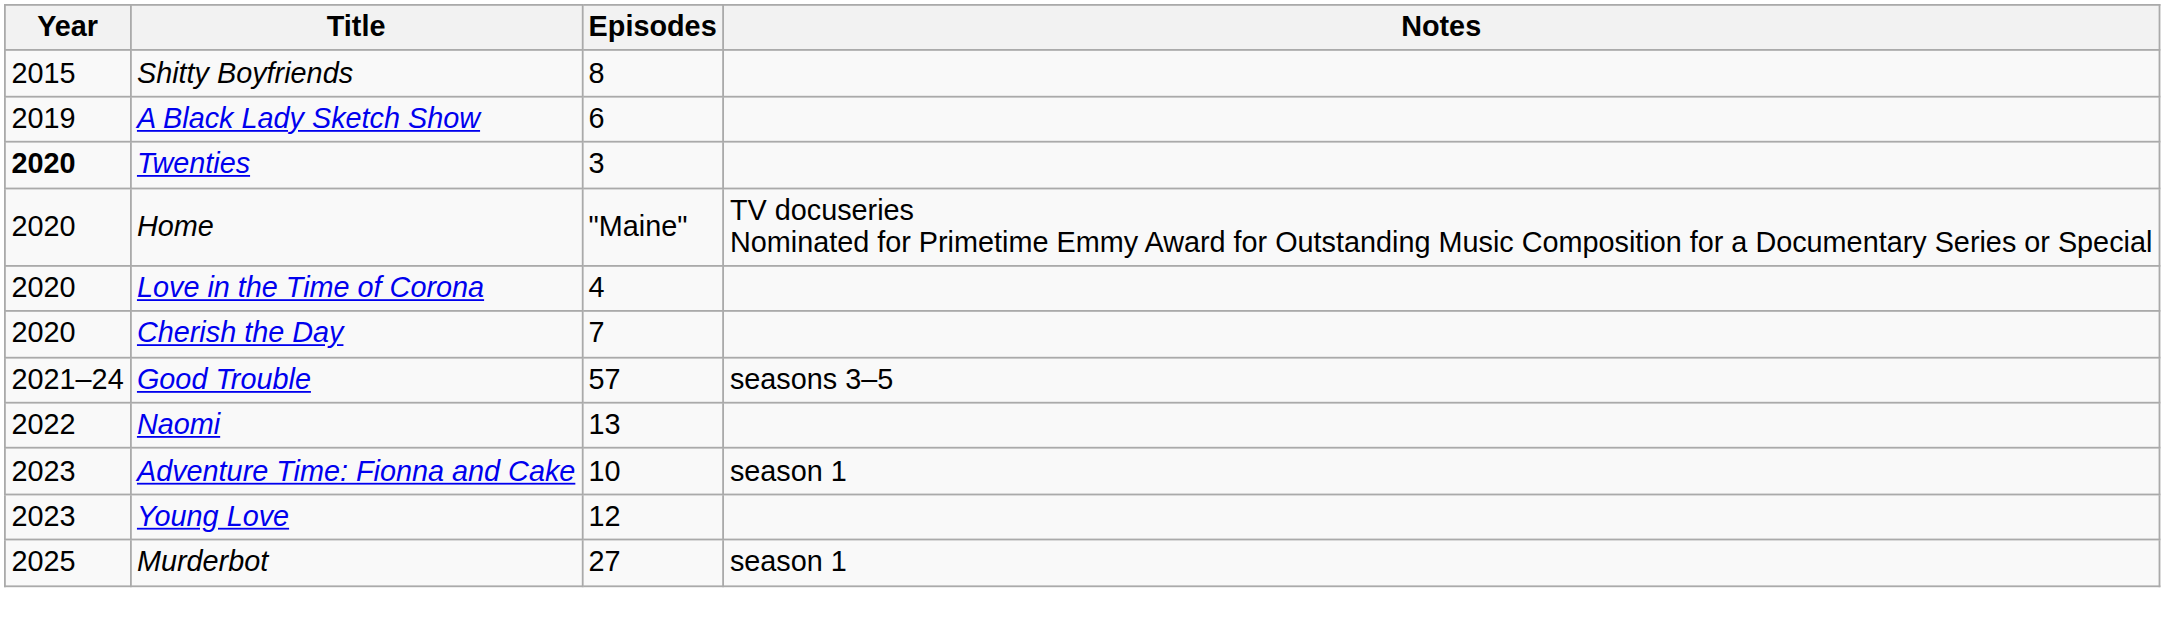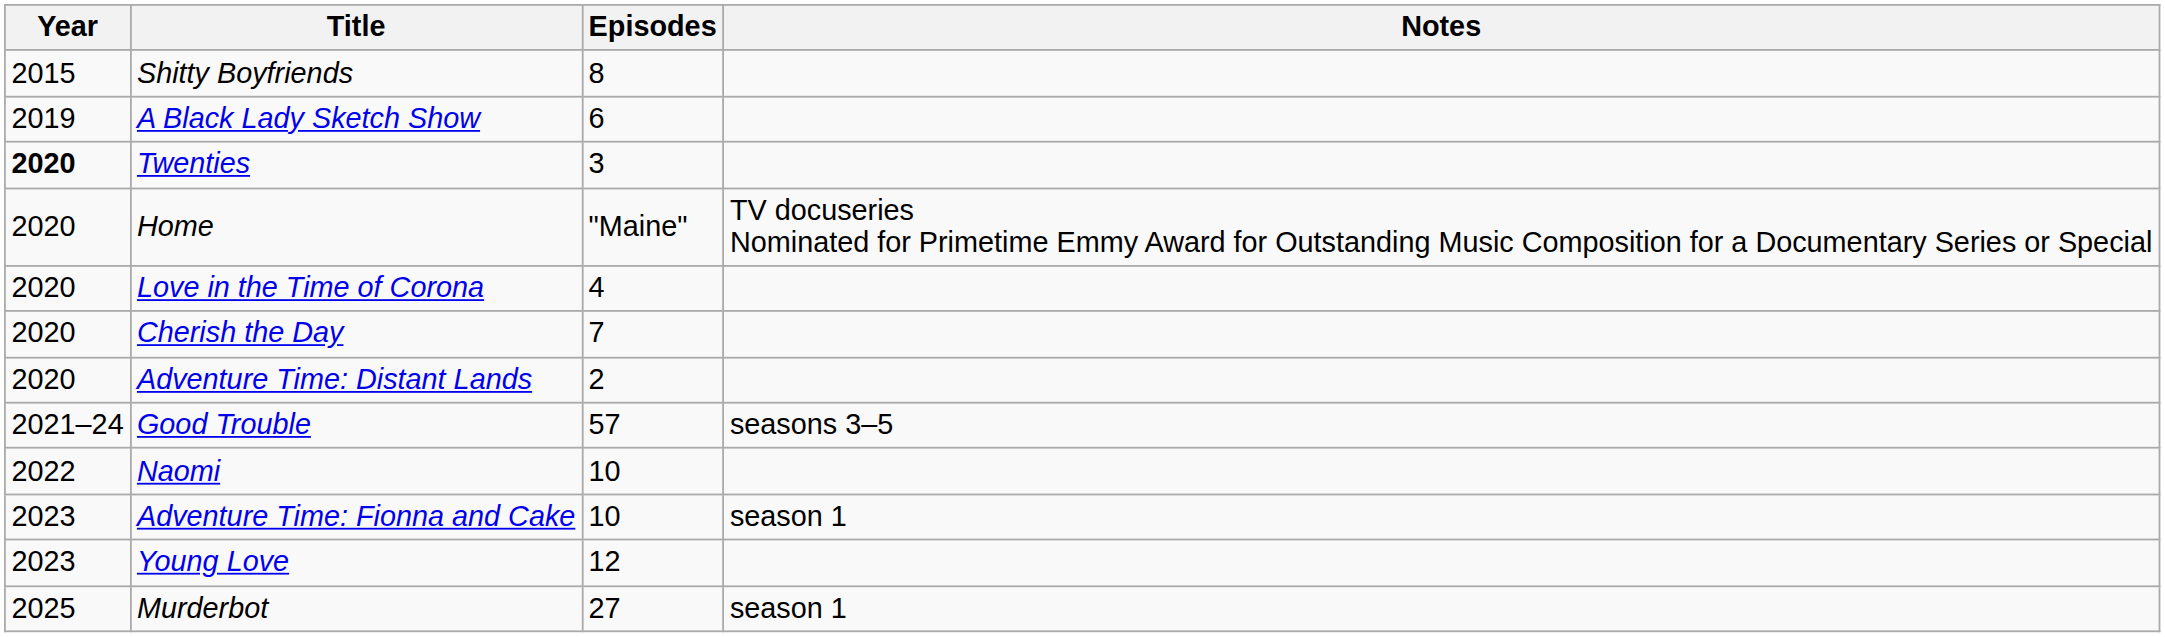+ row: (335, 379)
(605, 425) 13 -> (605, 470) 10
